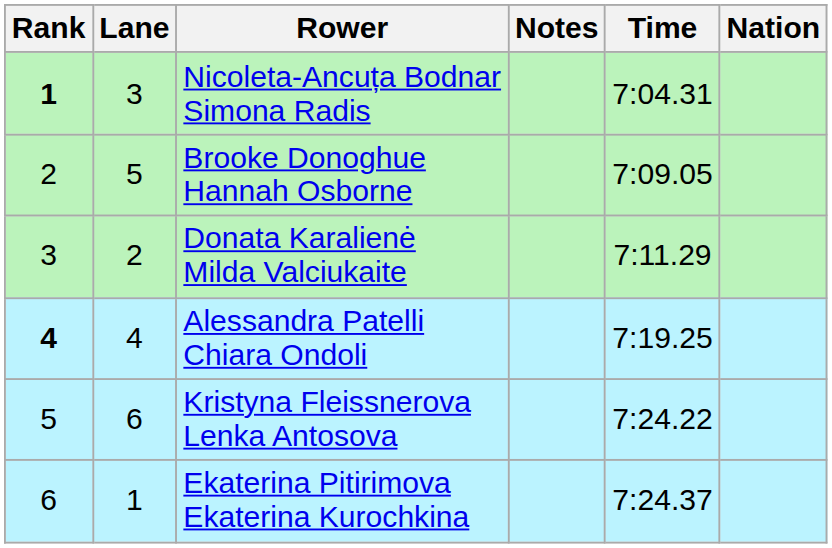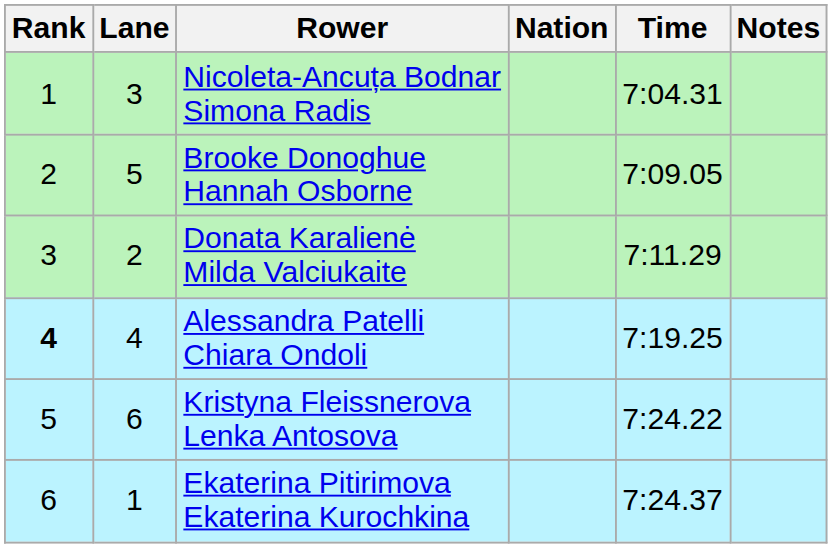columns swapped: (773, 28) <-> (557, 28)
(49, 92) bold -> (49, 92) normal
